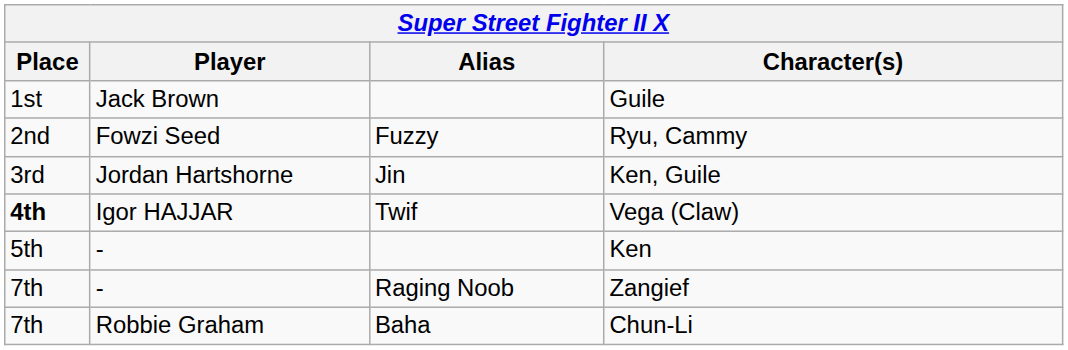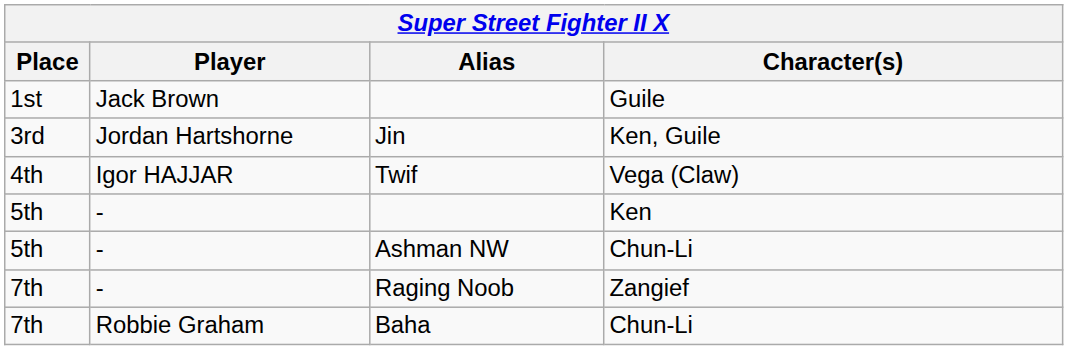- row: (407, 136)
(28, 212) bold -> (27, 174) normal
+ row: (442, 250)
